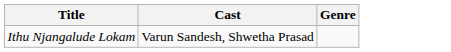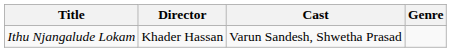+ column: (182, 15)
